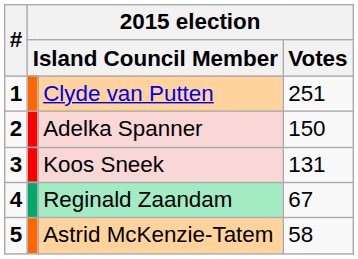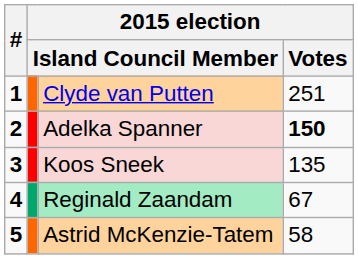(307, 128) normal -> (307, 128) bold
(307, 164) 131 -> (307, 164) 135
